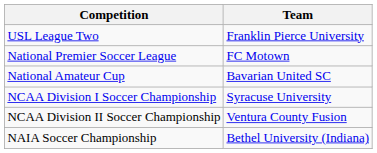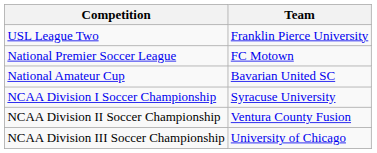+ row: (116, 138)
- row: (82, 138)
